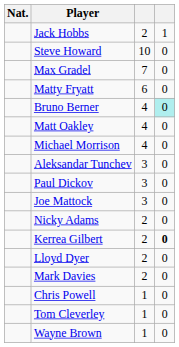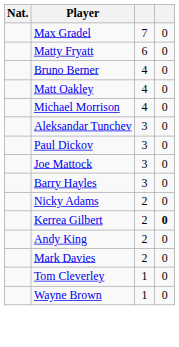- row: (61, 32)
- row: (68, 51)
(165, 107) paleturquoise background -> (165, 70) no background
+ row: (65, 182)
+ row: (60, 239)
- row: (61, 257)
- row: (65, 295)
